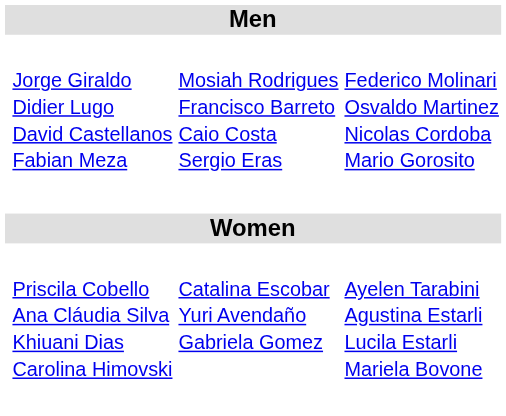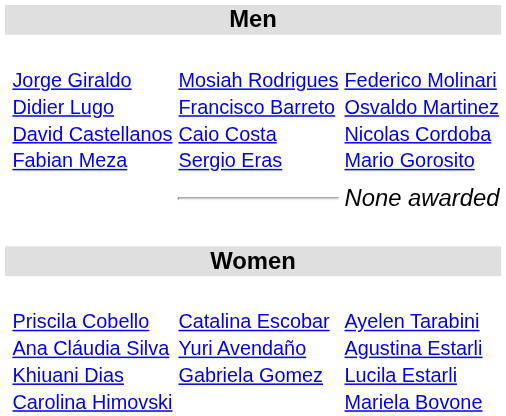+ row: (92, 199)
